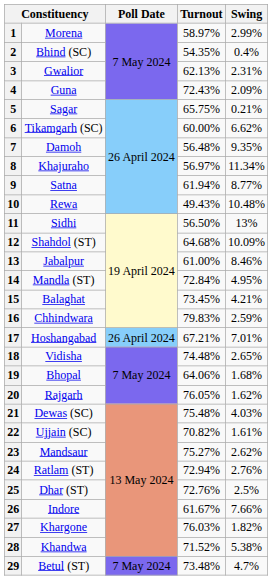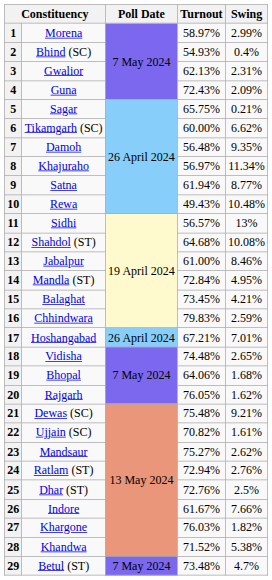(201, 52) 54.35% -> (201, 52) 54.93%
(201, 223) 56.50% -> (201, 223) 56.57%
(247, 242) 10.09% -> (247, 242) 10.08%
(247, 413) 4.03% -> (247, 413) 9.21%
